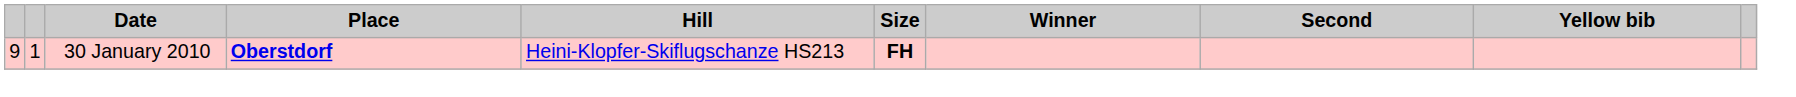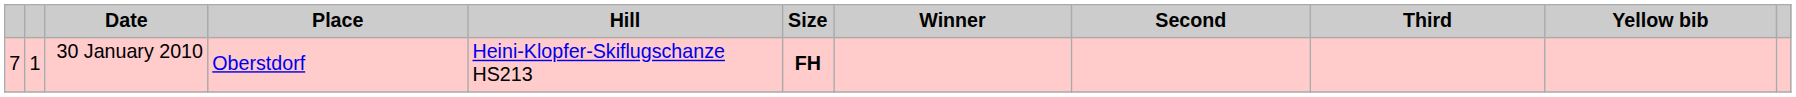+ column: (1427, 20)
(15, 52) 9 -> (15, 63) 7
(282, 52) bold -> (259, 63) normal
